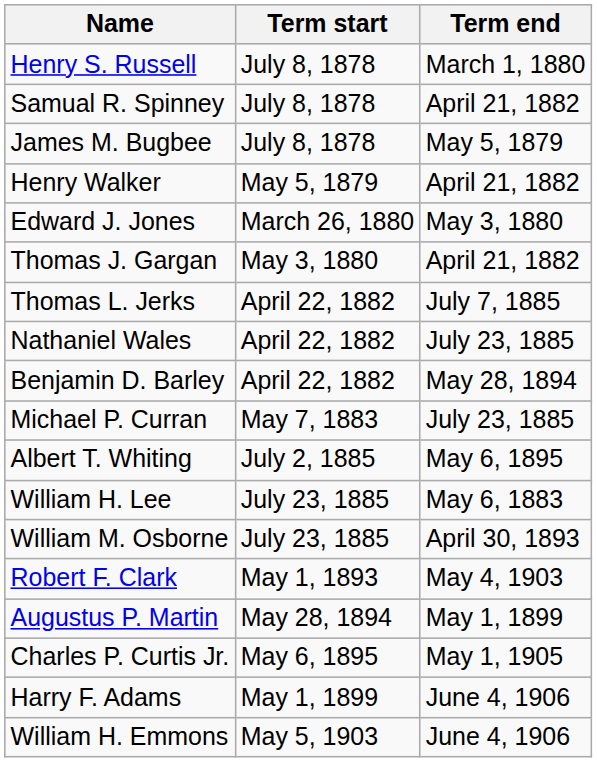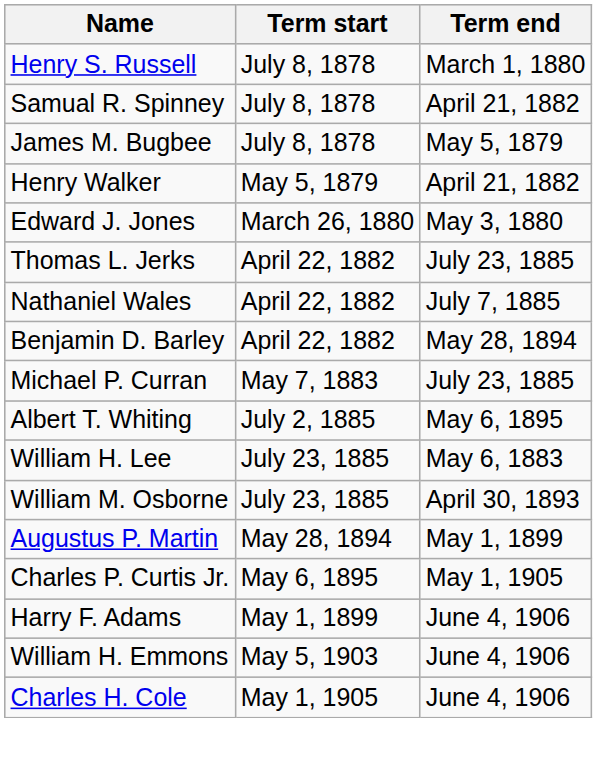- row: (114, 261)
(493, 301) July 7, 1885 -> (500, 261) July 23, 1885
(500, 340) July 23, 1885 -> (493, 301) July 7, 1885
- row: (94, 578)
+ row: (99, 697)
